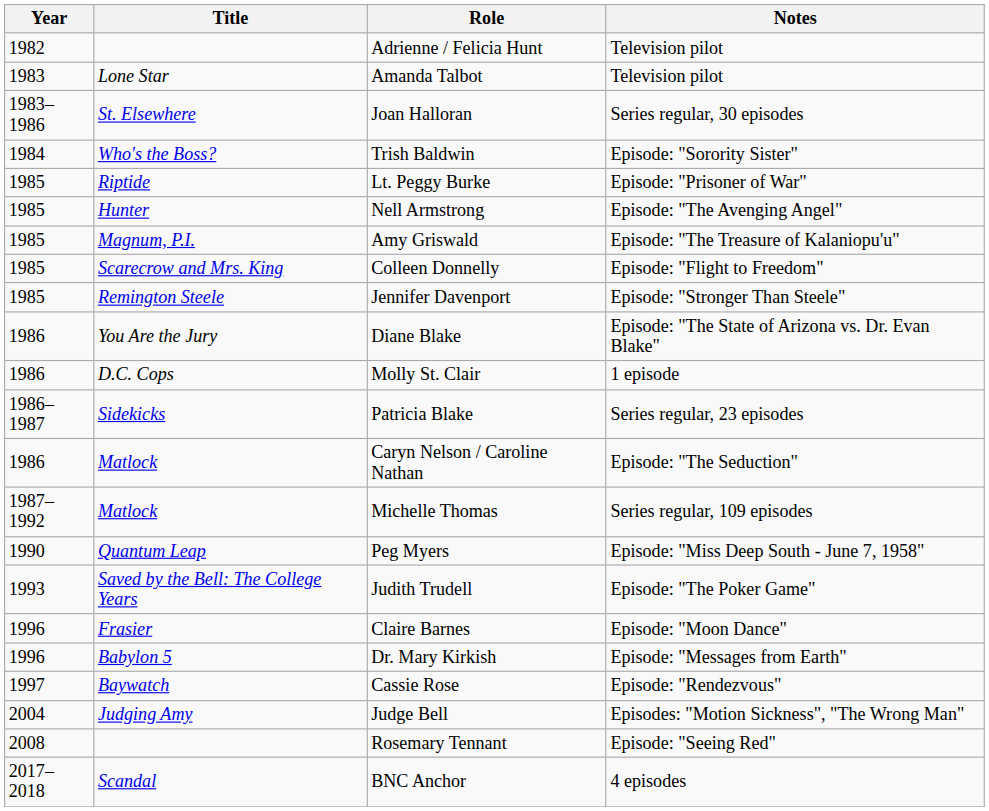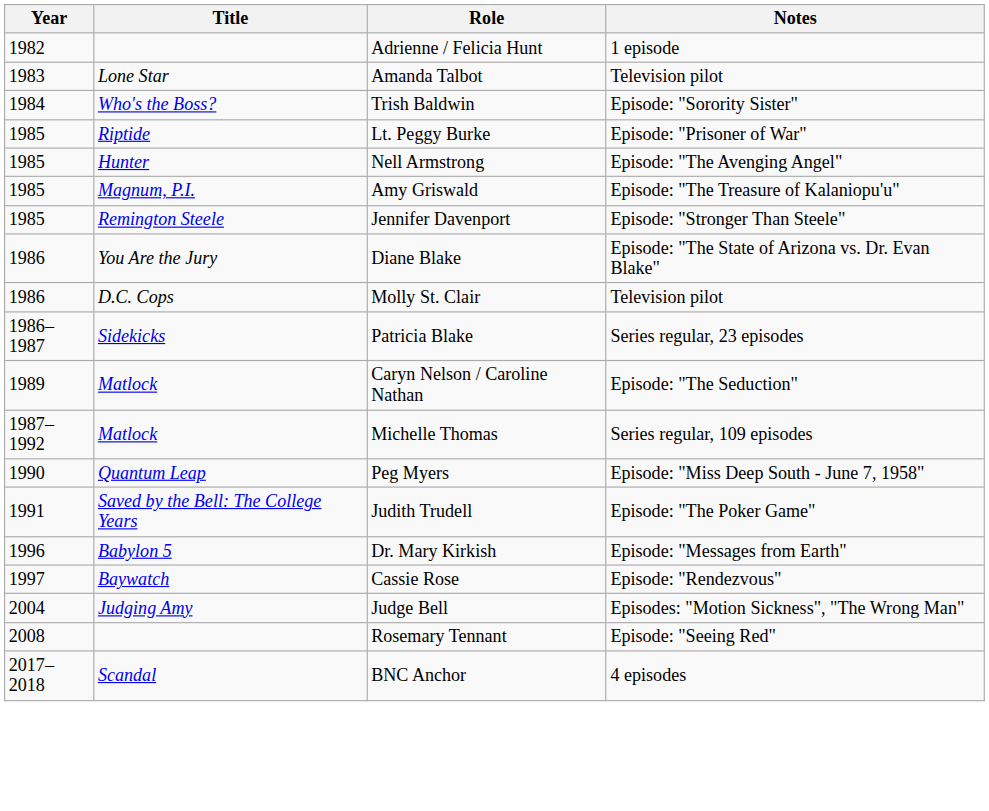(667, 47) Television pilot -> (645, 47) 1 episode
- row: (422, 115)
- row: (435, 268)
(645, 374) 1 episode -> (667, 297) Television pilot
(27, 462) 1986 -> (27, 385) 1989
(27, 589) 1993 -> (27, 511) 1991
- row: (421, 628)
